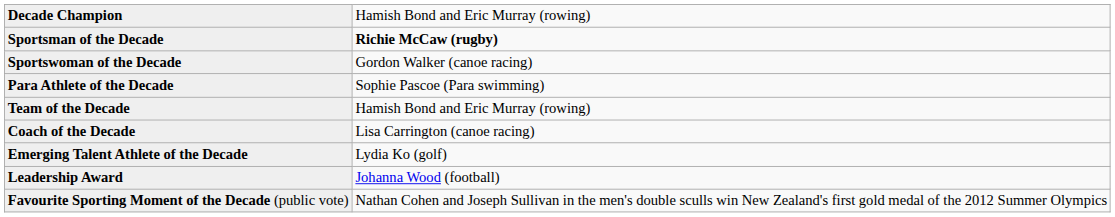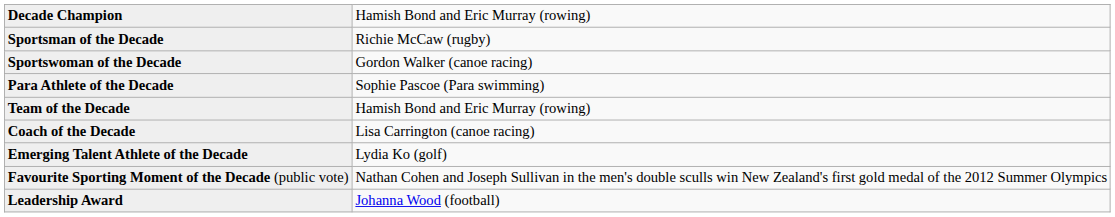(427, 39) bold -> (423, 39) normal
rows swapped: (65, 177) <-> (178, 200)
